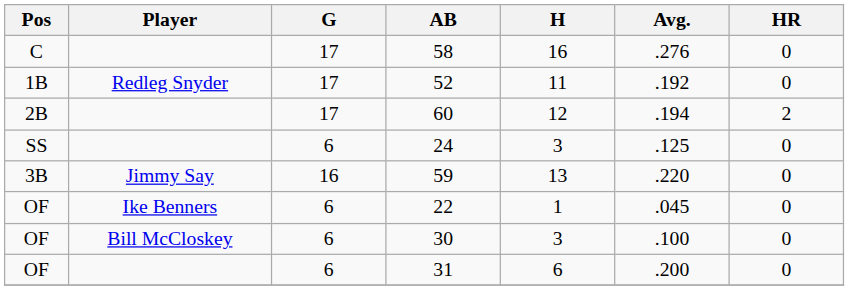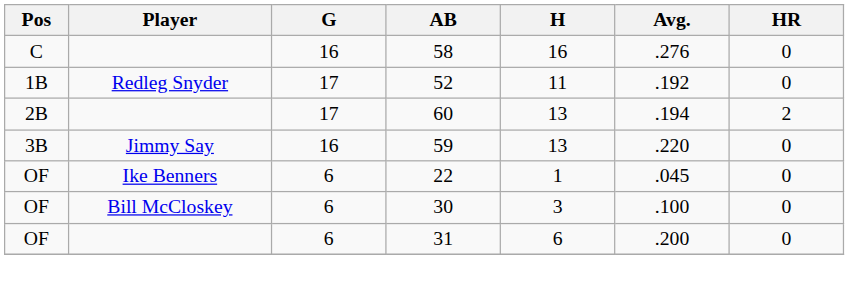(329, 51) 17 -> (329, 51) 16
(558, 113) 12 -> (558, 113) 13
- row: (443, 144)
